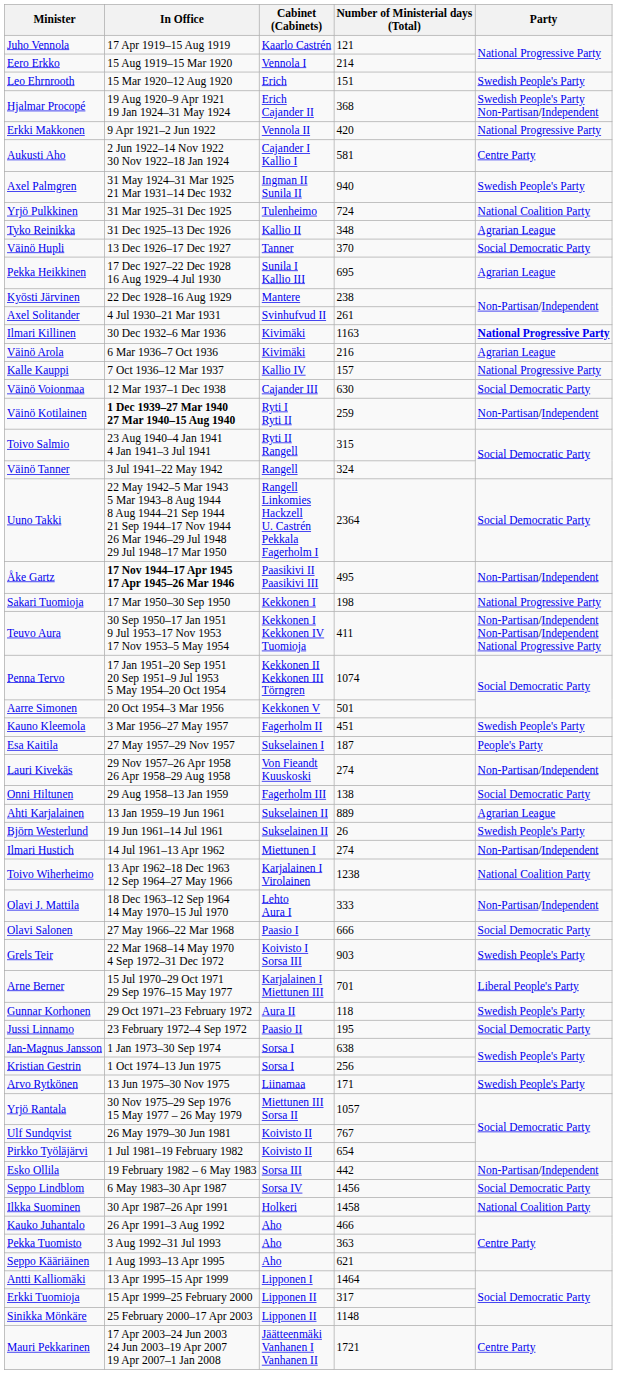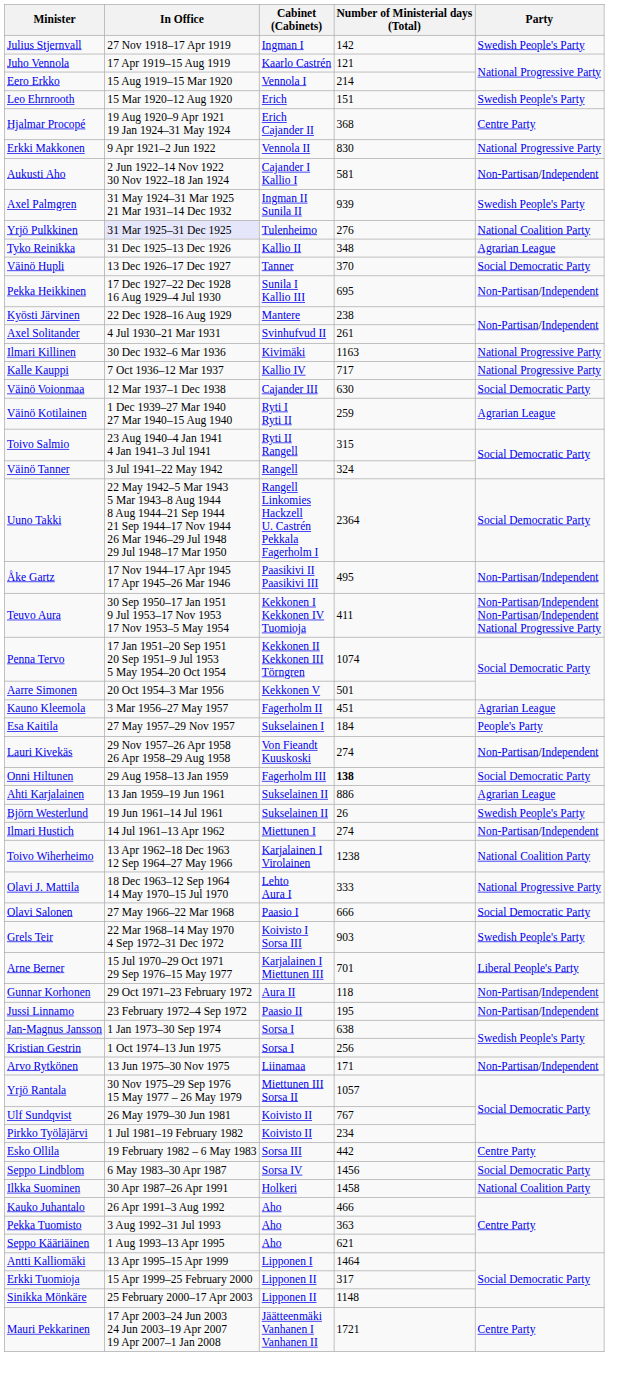+ row: (44, 44)
(538, 106) Swedish People's Party Non-Partisan/Independent -> (507, 124) Centre Party
(345, 130) 420 -> (345, 149) 830
(507, 155) Centre Party -> (538, 173) Non-Partisan/Independent
(345, 186) 940 -> (345, 205) 939
(169, 211) no background -> (169, 229) lavender background
(345, 211) 724 -> (345, 229) 276
(516, 272) Agrarian League -> (538, 291) Non-Partisan/Independent
(544, 334) bold -> (539, 352) normal
- row: (35, 352)
(345, 370) 157 -> (345, 370) 717
(171, 413) bold -> (170, 413) normal
(538, 413) Non-Partisan/Independent -> (516, 413) Agrarian League
(171, 577) bold -> (169, 577) normal
- row: (45, 602)
(531, 727) Swedish People's Party -> (516, 708) Agrarian League
(345, 745) 187 -> (345, 727) 184
(345, 795) normal -> (345, 776) bold
(345, 813) 889 -> (345, 795) 886
(538, 905) Non-Partisan/Independent -> (539, 887) National Progressive Party
(531, 1011) Swedish People's Party -> (538, 993) Non-Partisan/Independent
(534, 1029) Social Democratic Party -> (538, 1011) Non-Partisan/Independent
(531, 1084) Swedish People's Party -> (538, 1066) Non-Partisan/Independent
(345, 1152) 654 -> (345, 1133) 234
(538, 1170) Non-Partisan/Independent -> (507, 1152) Centre Party
